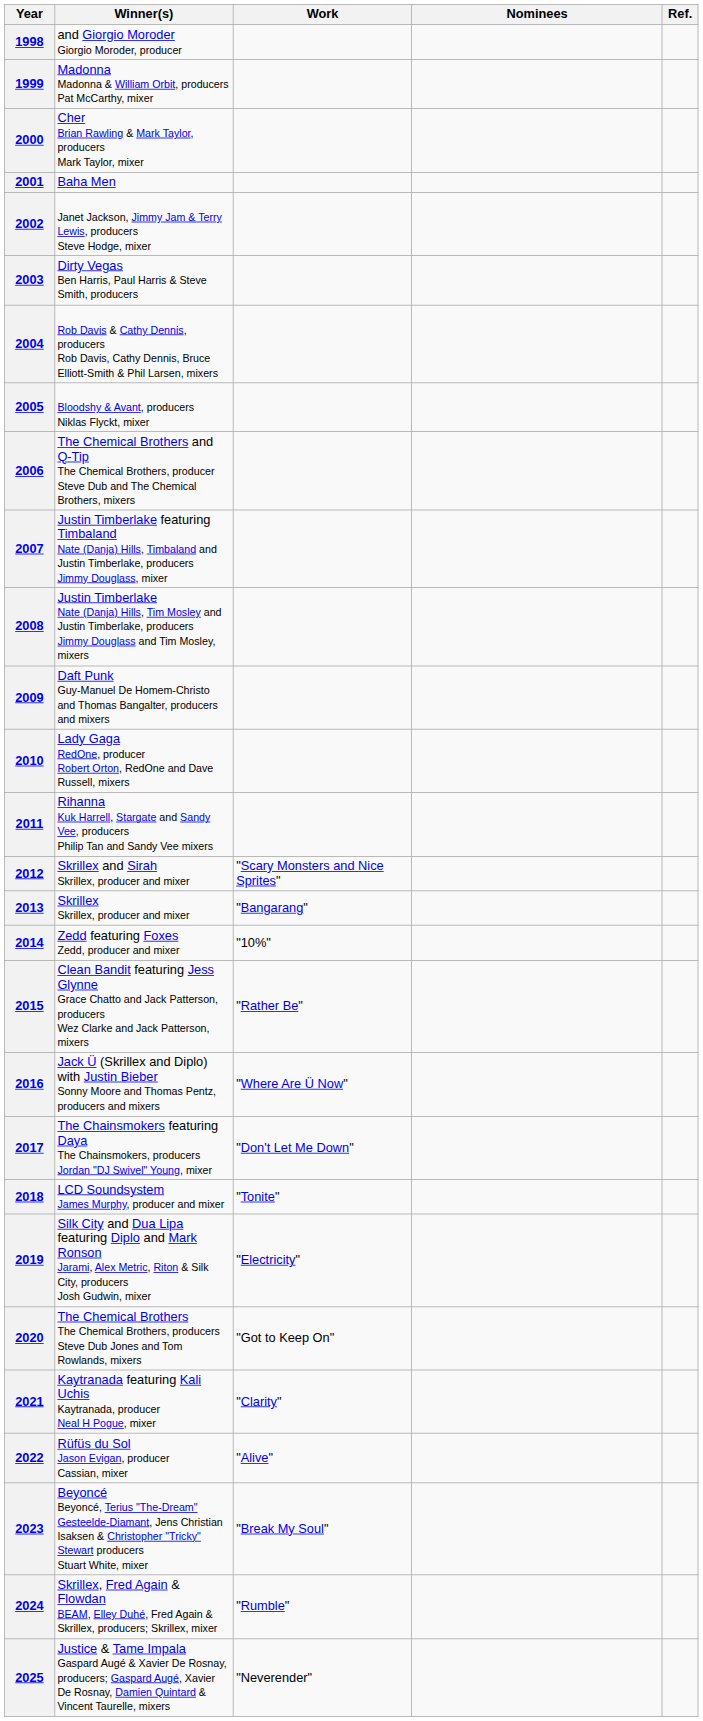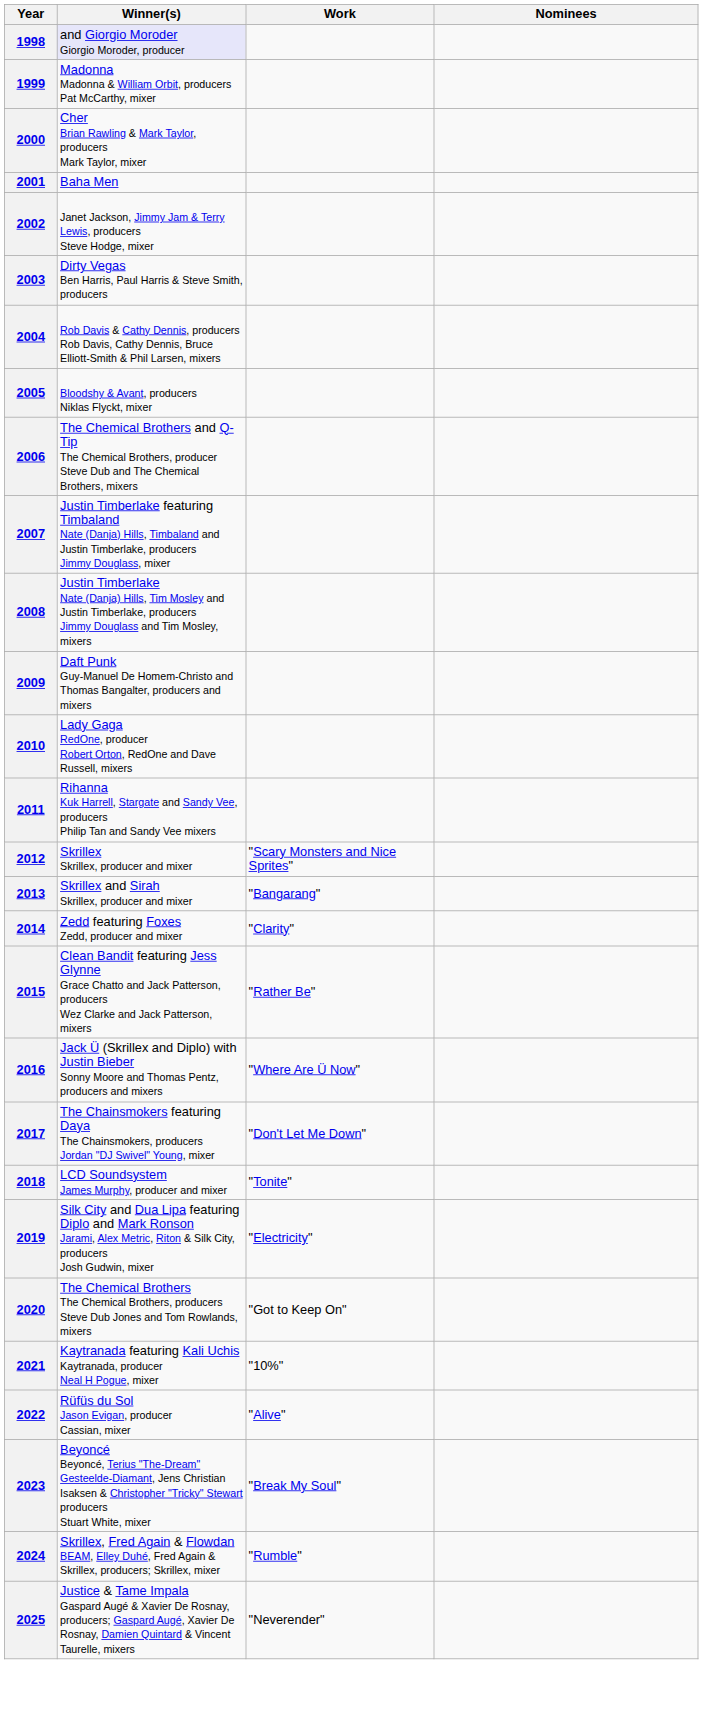- column: (680, 14)
(120, 42) no background -> (122, 42) lavender background
(123, 873) Skrillex and Sirah Skrillex, producer and mixer -> (126, 859) Skrillex Skrillex, producer and mixer
(123, 908) Skrillex Skrillex, producer and mixer -> (126, 893) Skrillex and Sirah Skrillex, producer and mixer
(254, 942) "10%" -> (271, 928) "Clarity"
(259, 1401) "Clarity" -> (266, 1365) "10%"
